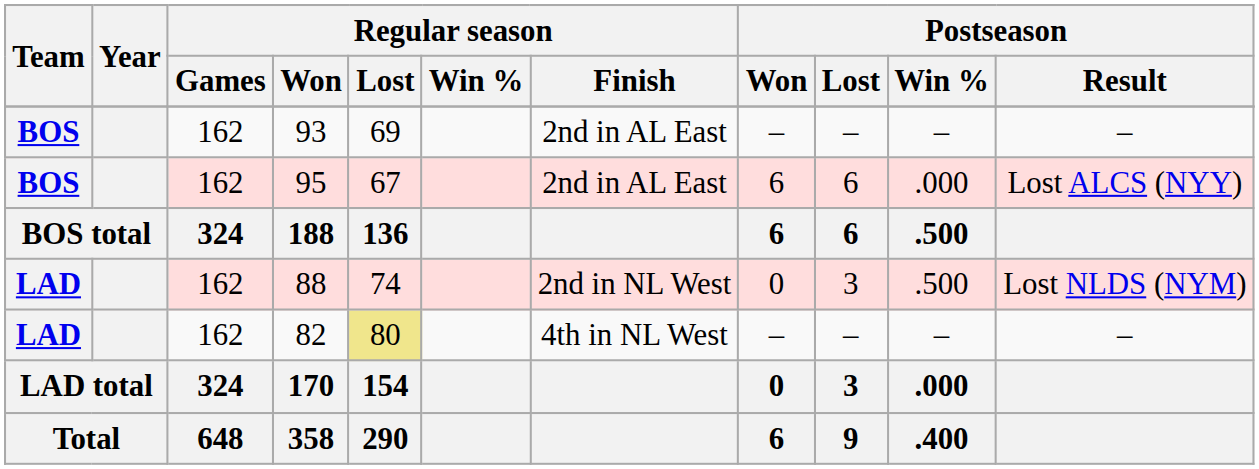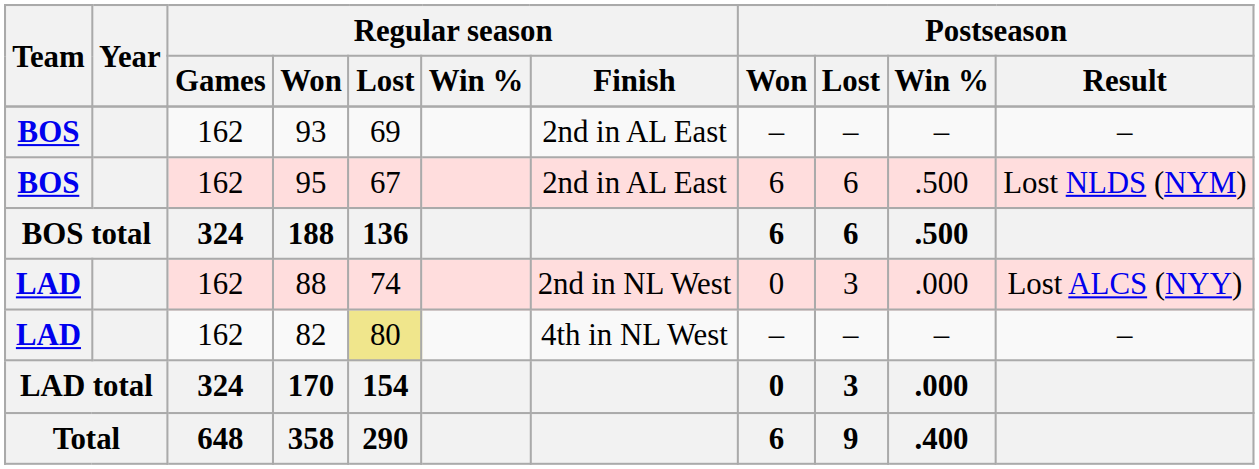(942, 182) .000 -> (942, 182) .500
(1125, 182) Lost ALCS (NYY) -> (1125, 182) Lost NLDS (NYM)
(942, 284) .500 -> (942, 284) .000
(1125, 284) Lost NLDS (NYM) -> (1125, 284) Lost ALCS (NYY)
